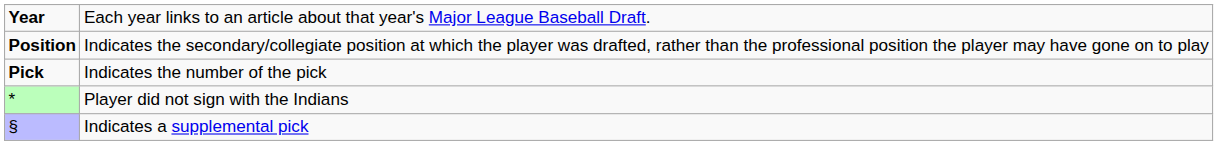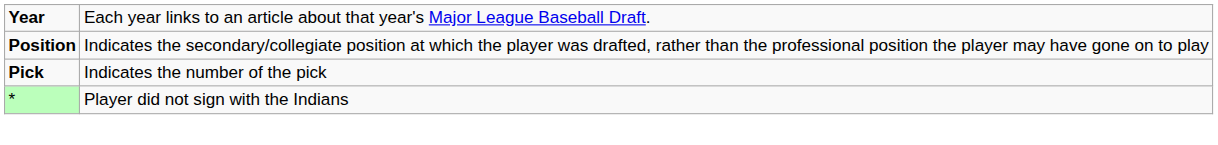- row: (13, 126)
